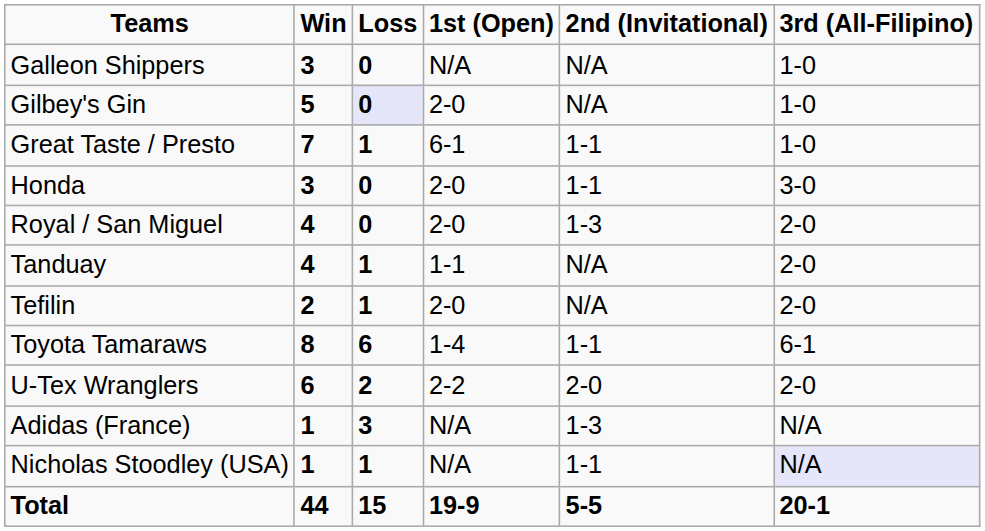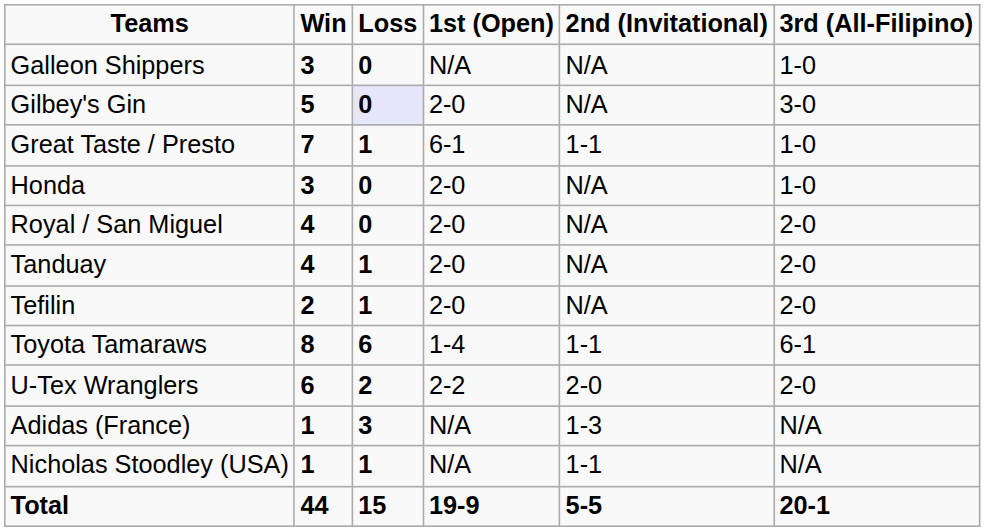(798, 104) 1-0 -> (798, 104) 3-0
(584, 184) 1-1 -> (587, 184) N/A
(798, 184) 3-0 -> (798, 184) 1-0
(584, 225) 1-3 -> (587, 225) N/A
(447, 265) 1-1 -> (447, 265) 2-0
(801, 465) lavender background -> (801, 465) no background
